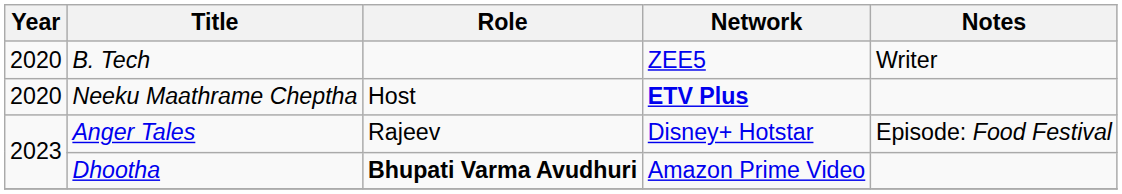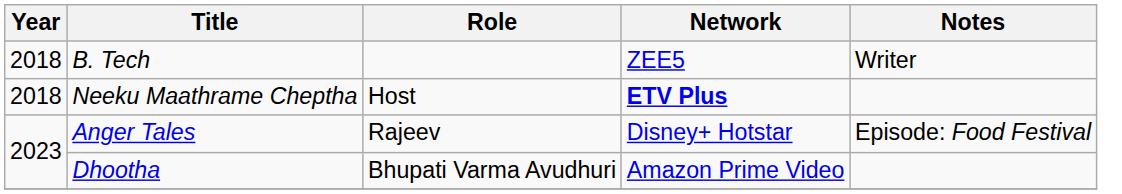(36, 59) 2020 -> (36, 59) 2018
(36, 96) 2020 -> (36, 96) 2018
(503, 170) bold -> (492, 170) normal
